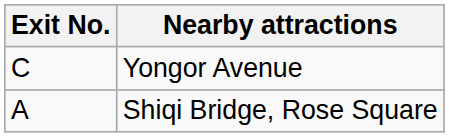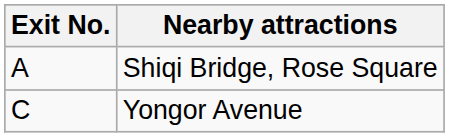rows swapped: (280, 110) <-> (213, 68)
